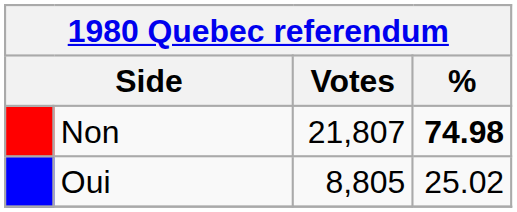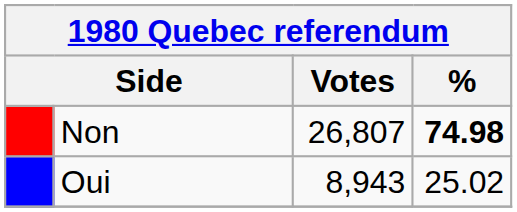(357, 132) 21,807 -> (357, 132) 26,807
(365, 182) 8,805 -> (365, 182) 8,943
